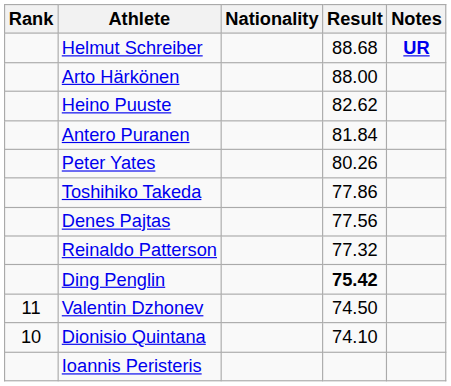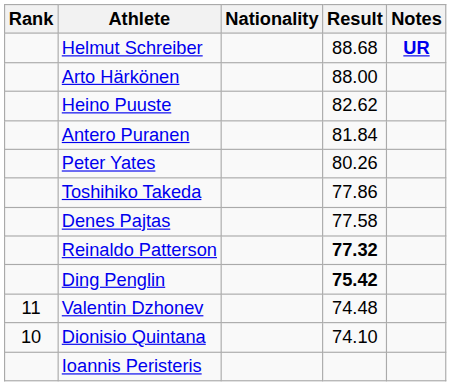(355, 221) 77.56 -> (355, 221) 77.58
(355, 250) normal -> (355, 250) bold
(355, 308) 74.50 -> (355, 308) 74.48
